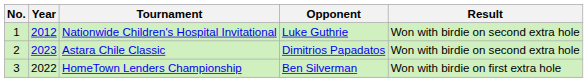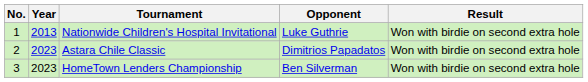(44, 32) 2012 -> (44, 32) 2013
(44, 69) 2022 -> (44, 69) 2023
(476, 69) Won with birdie on first extra hole -> (485, 69) Won with birdie on second extra hole
